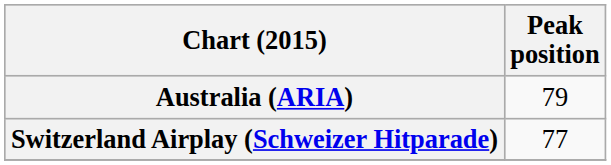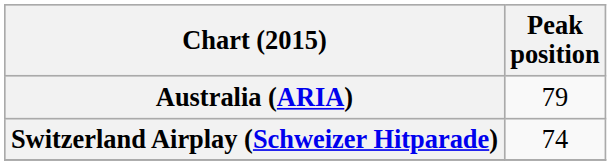(555, 138) 77 -> (555, 138) 74
